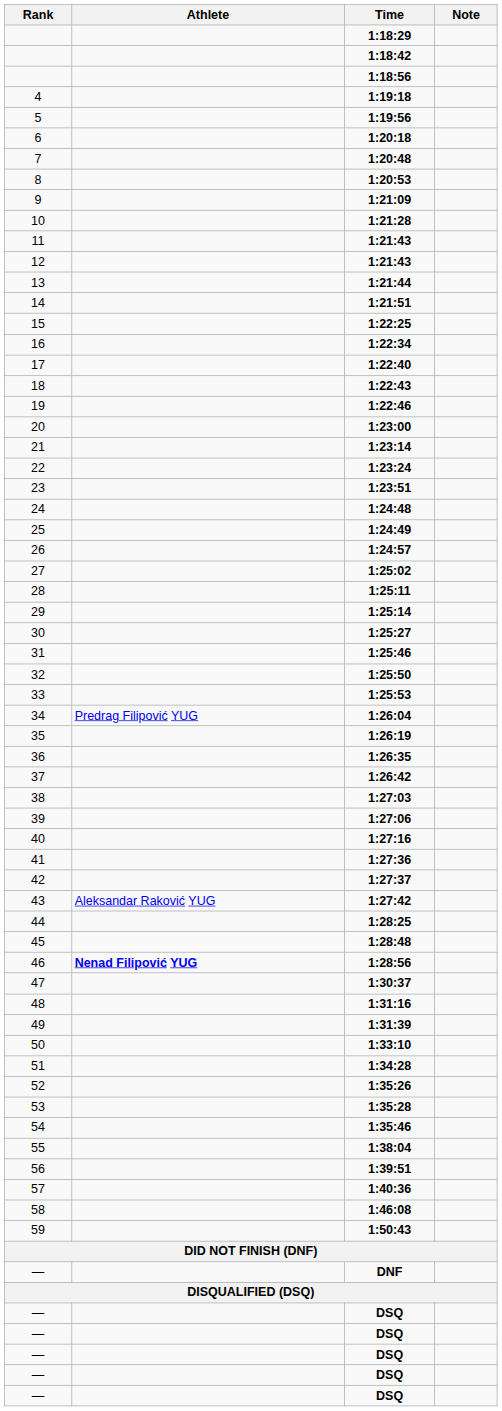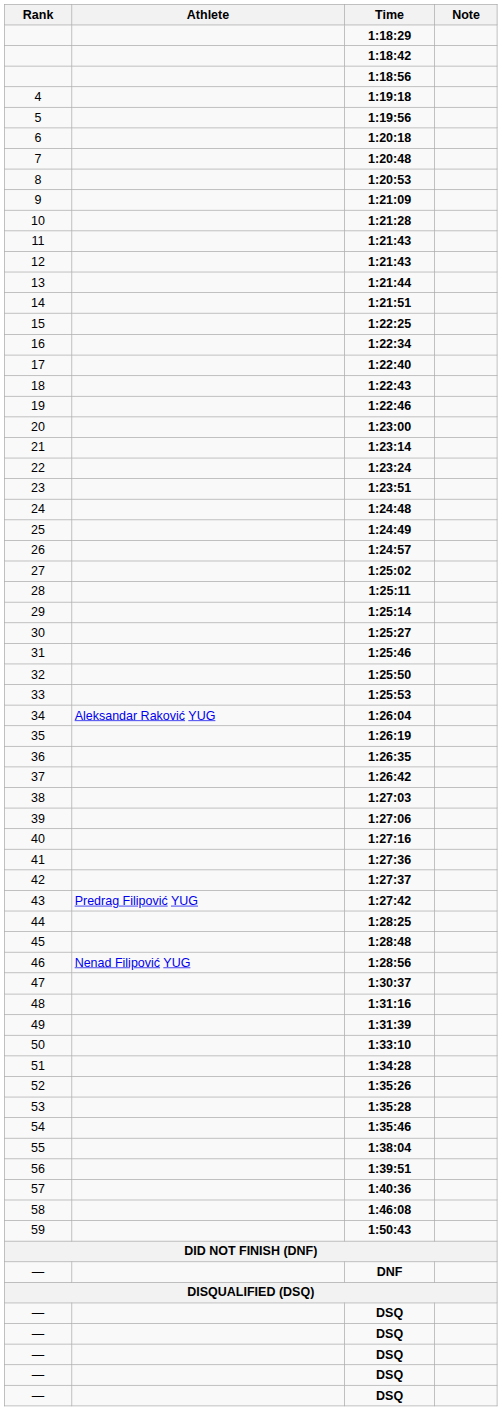(136, 715) Predrag Filipović YUG -> (145, 715) Aleksandar Raković YUG
(145, 900) Aleksandar Raković YUG -> (136, 900) Predrag Filipović YUG
(136, 962) bold -> (133, 962) normal
